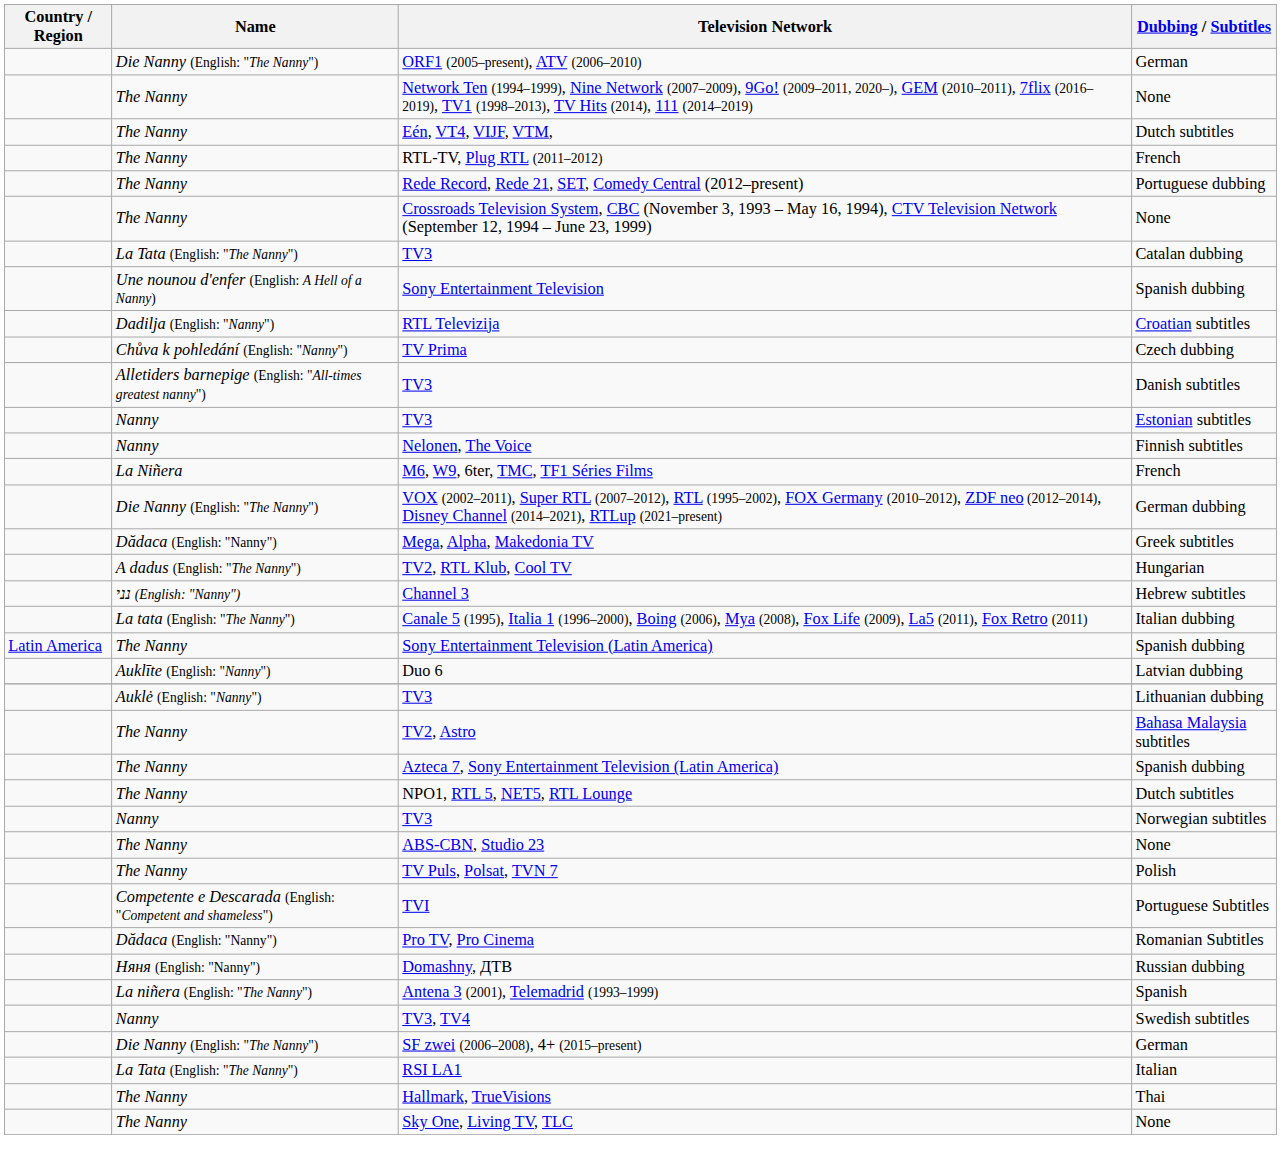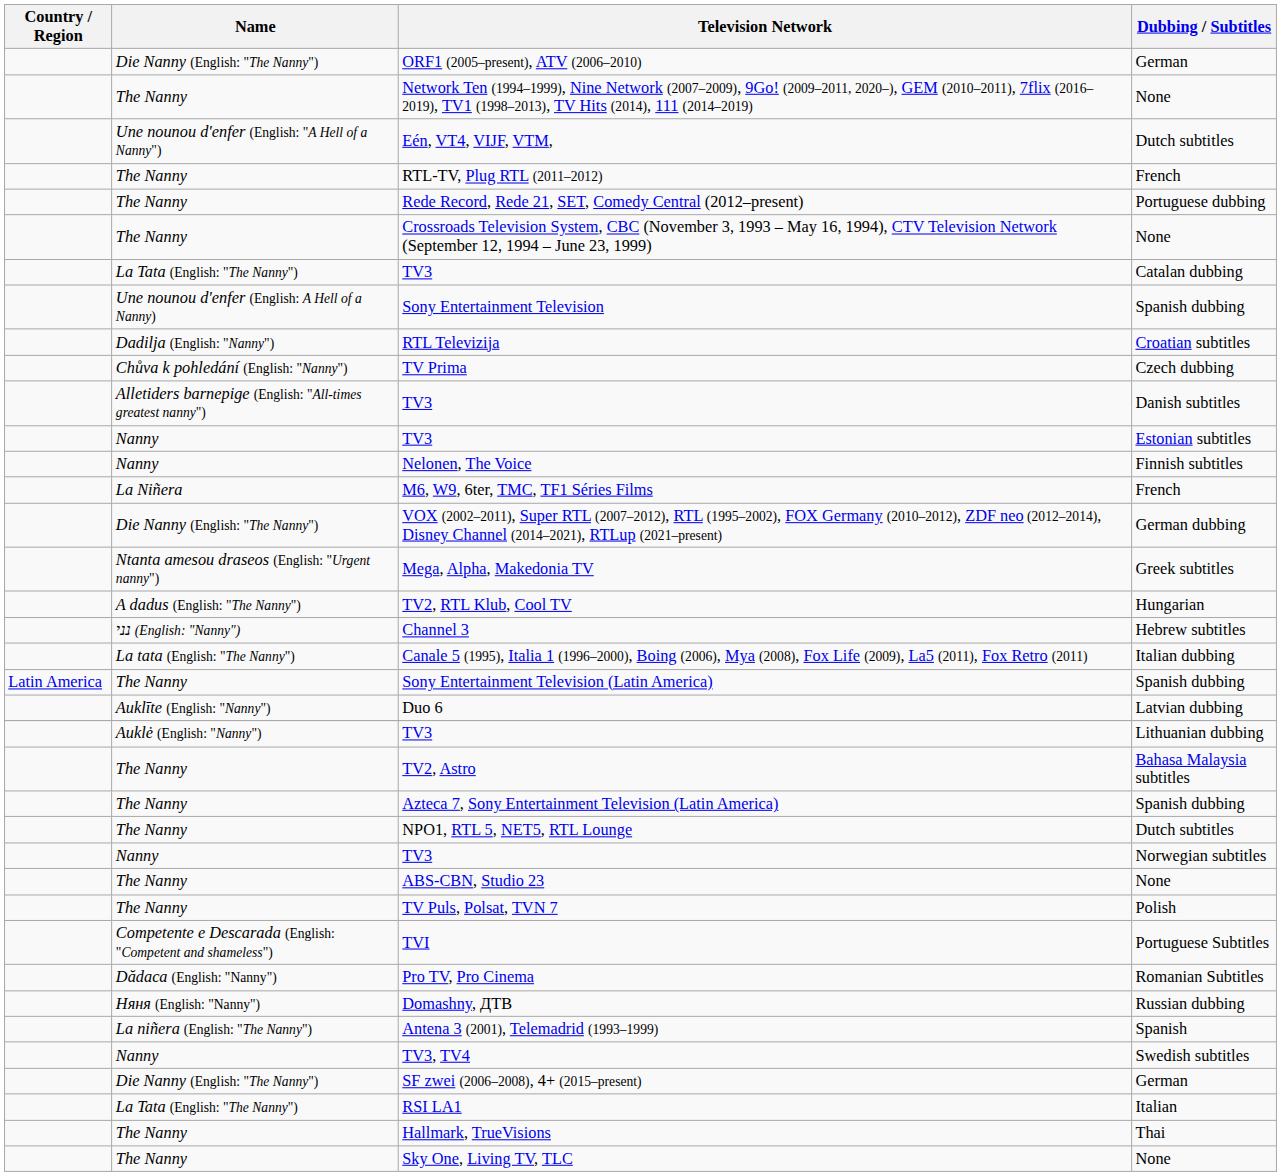(151, 131) The Nanny -> (242, 140) Une nounou d'enfer (English: "A Hell of a Nanny")
(196, 541) Dădaca (English: "Nanny") -> (243, 569) Ntanta amesou draseos (English: "Urgent nanny")
